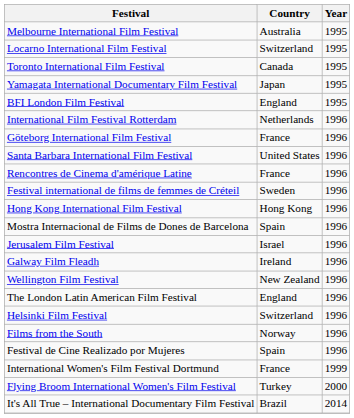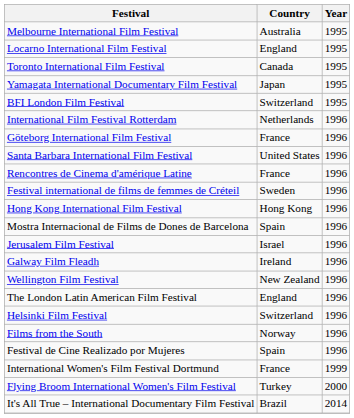(286, 48) Switzerland -> (278, 48) England
(278, 102) England -> (286, 102) Switzerland
